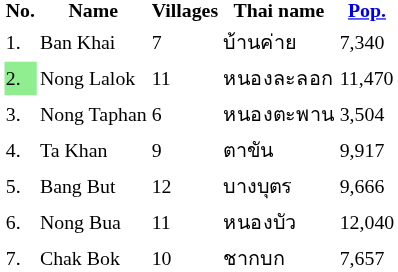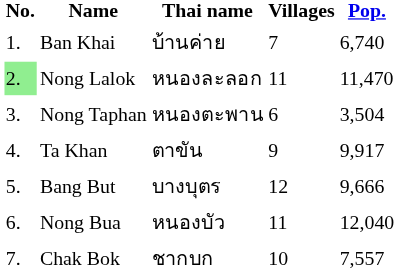columns swapped: (279, 10) <-> (185, 10)
(362, 42) 7,340 -> (362, 42) 6,740
(362, 258) 7,657 -> (362, 258) 7,557
